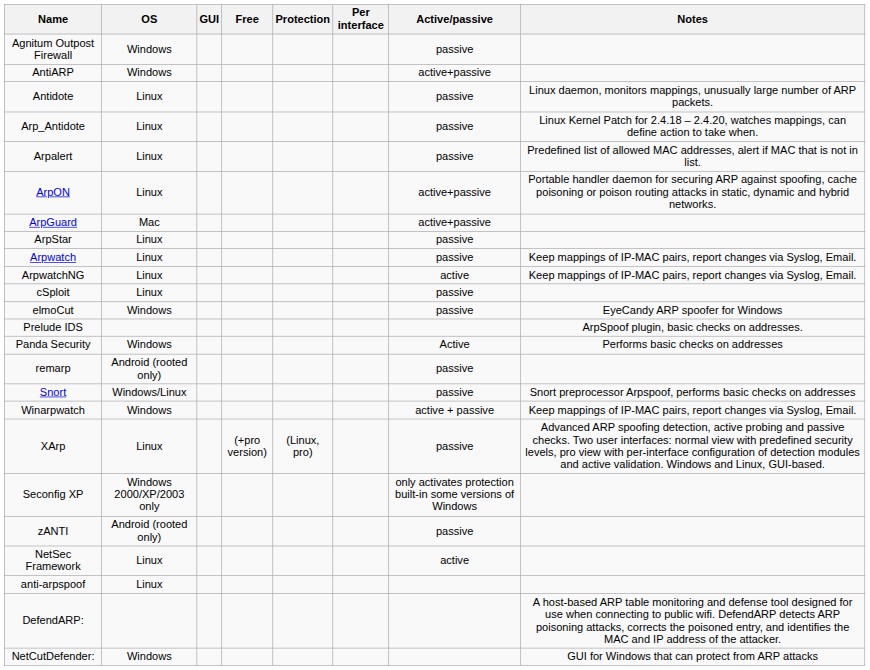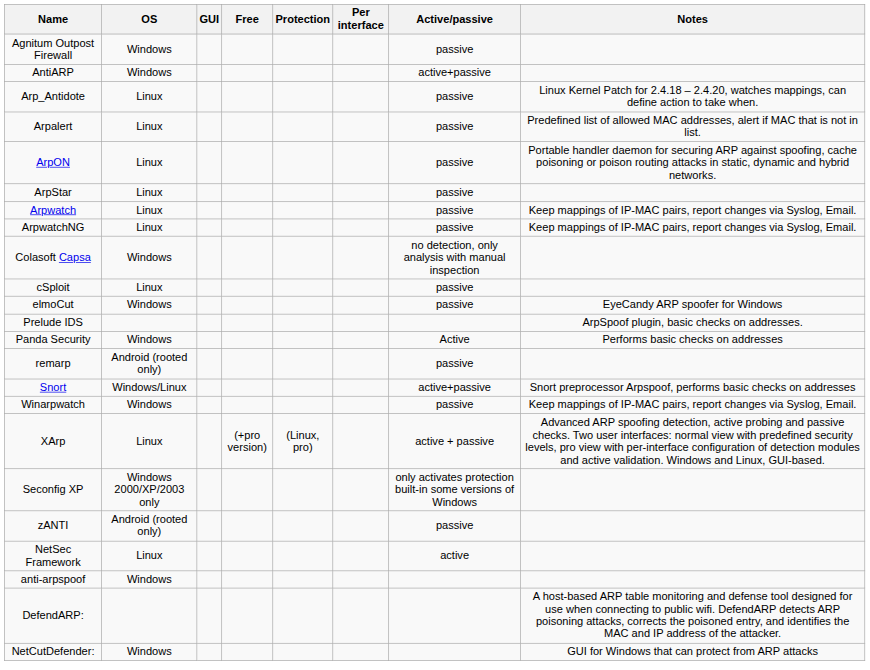- row: (53, 96)
(455, 192) active+passive -> (455, 162) passive
- row: (53, 222)
(455, 275) active -> (455, 227) passive
+ row: (53, 257)
(455, 392) passive -> (455, 387) active+passive
(455, 410) active + passive -> (455, 405) passive
(455, 446) passive -> (455, 441) active + passive
(149, 584) Linux -> (149, 579) Windows
